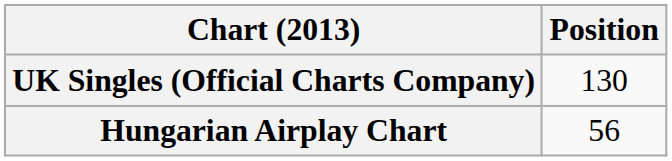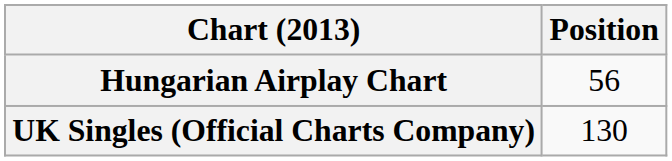rows swapped: (274, 130) <-> (274, 79)
